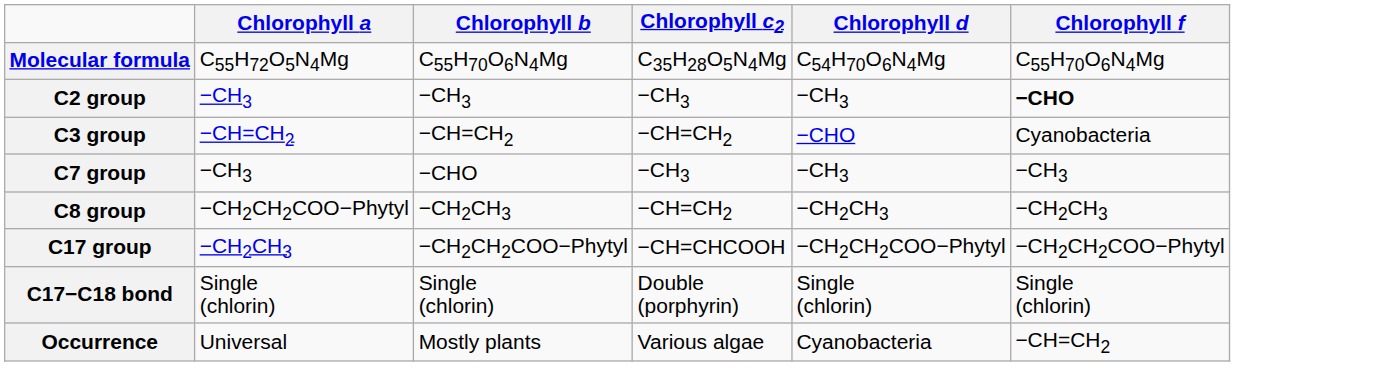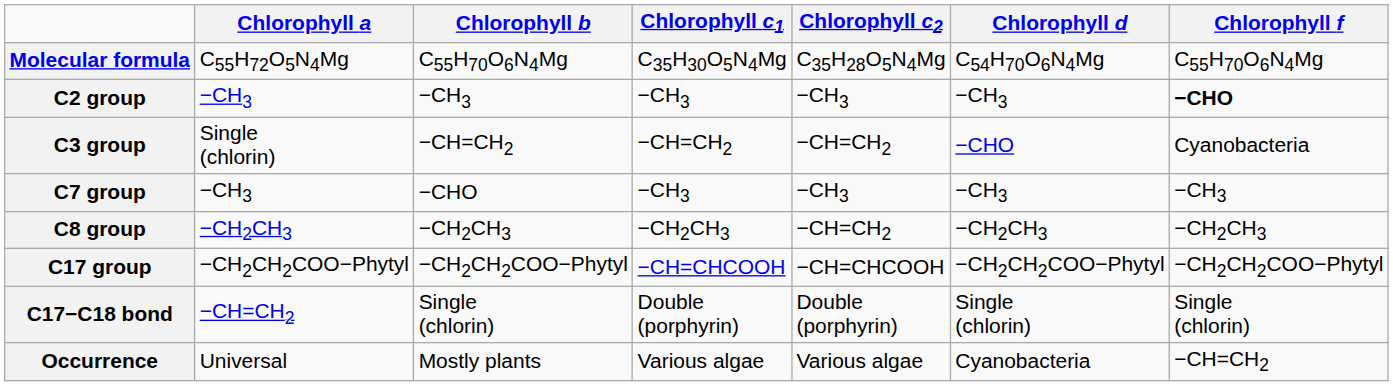+ column: (712, 23)
(247, 136) −CH=CH2 -> (238, 145) Single (chlorin)
(304, 210) −CH2CH2COO−Phytyl -> (246, 230) −CH2CH3
(246, 248) −CH2CH3 -> (304, 267) −CH2CH2COO−Phytyl
(238, 294) Single (chlorin) -> (247, 314) −CH=CH2
